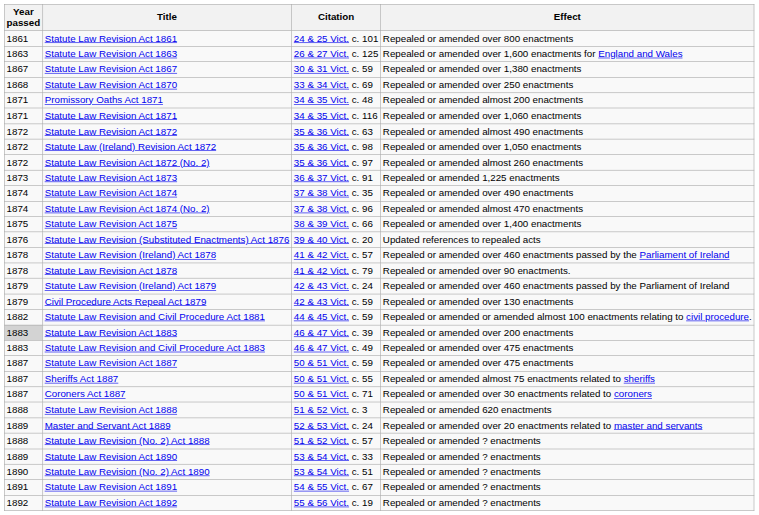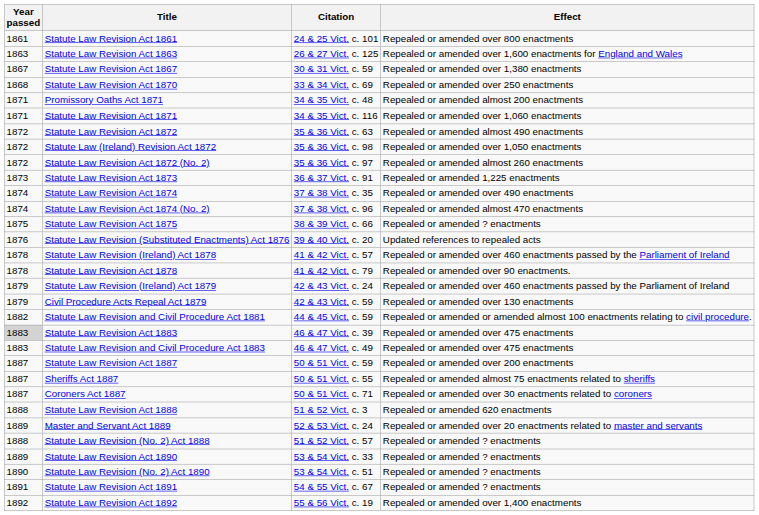(482, 224) Repealed or amended over 1,400 enactments -> (462, 224) Repealed or amended ? enactments
(478, 332) Repealed or amended over 200 enactments -> (478, 332) Repealed or amended over 475 enactments
(478, 363) Repealed or amended over 475 enactments -> (478, 363) Repealed or amended over 200 enactments
(462, 503) Repealed or amended ? enactments -> (482, 503) Repealed or amended over 1,400 enactments
